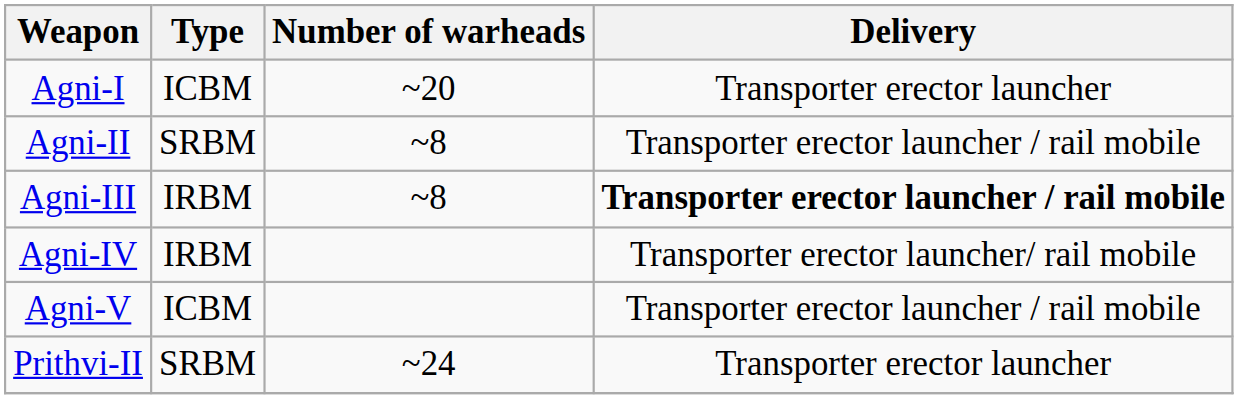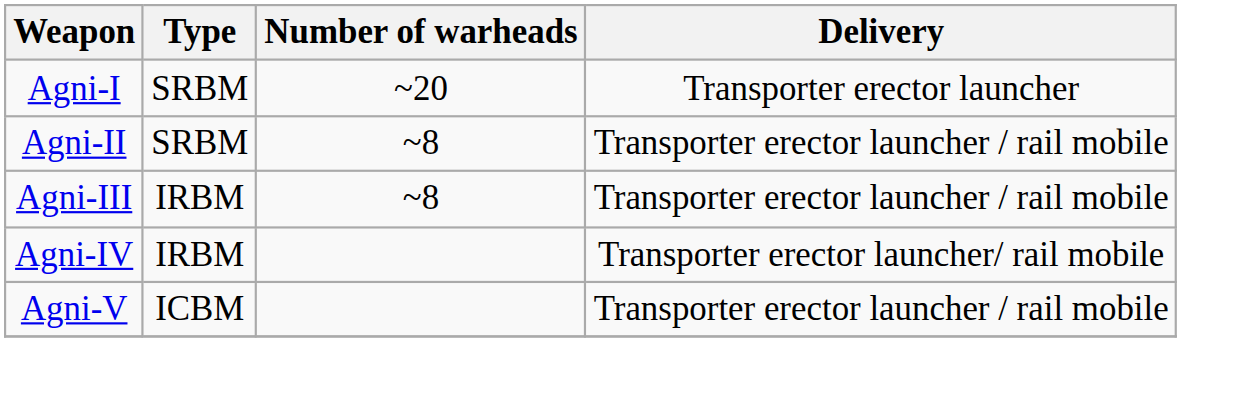(207, 87) ICBM -> (200, 87) SRBM
(913, 198) bold -> (881, 198) normal
- row: (78, 364)
